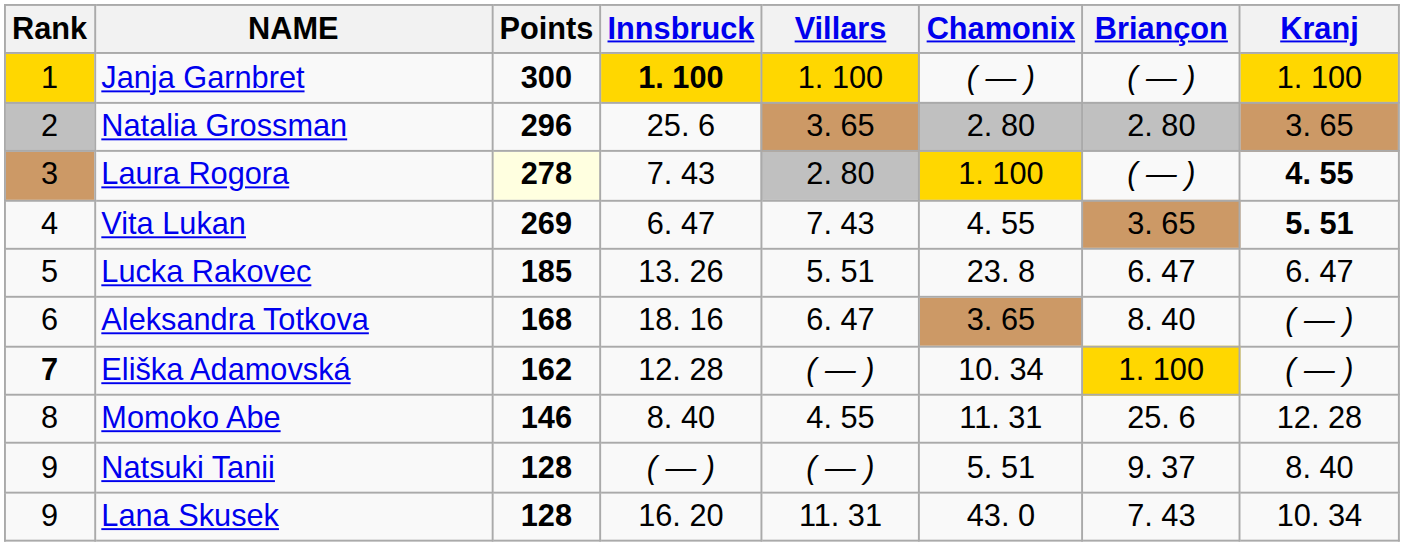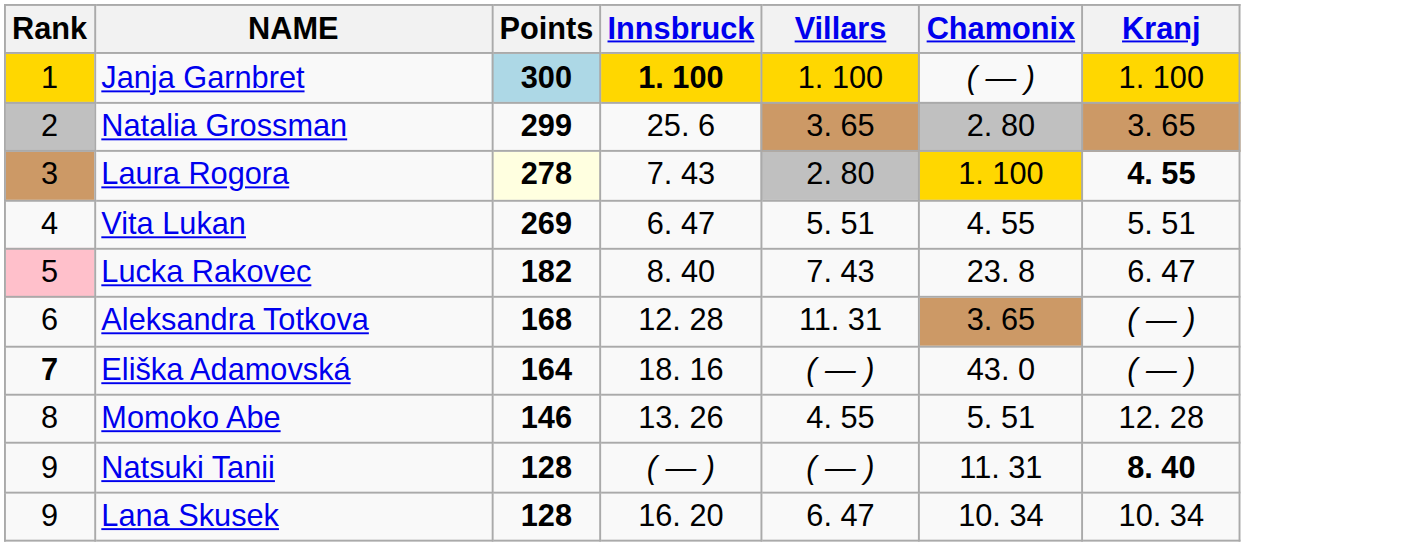- column: (1161, 28)
(546, 77) no background -> (546, 77) lightblue background
(546, 126) 296 -> (546, 126) 299
(840, 223) 7. 43 -> (840, 223) 5. 51
(1319, 223) bold -> (1161, 223) normal
(50, 272) no background -> (50, 272) pink background
(546, 272) 185 -> (546, 272) 182
(681, 272) 13. 26 -> (681, 272) 8. 40
(840, 272) 5. 51 -> (840, 272) 7. 43
(681, 321) 18. 16 -> (681, 321) 12. 28
(840, 321) 6. 47 -> (840, 321) 11. 31
(546, 369) 162 -> (546, 369) 164
(681, 369) 12. 28 -> (681, 369) 18. 16
(1001, 369) 10. 34 -> (1001, 369) 43. 0
(681, 418) 8. 40 -> (681, 418) 13. 26
(1001, 418) 11. 31 -> (1001, 418) 5. 51
(1001, 467) 5. 51 -> (1001, 467) 11. 31
(1319, 467) normal -> (1161, 467) bold
(840, 516) 11. 31 -> (840, 516) 6. 47
(1001, 516) 43. 0 -> (1001, 516) 10. 34
